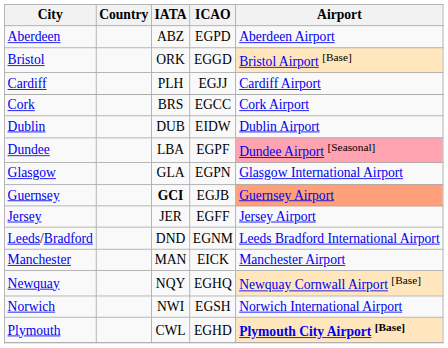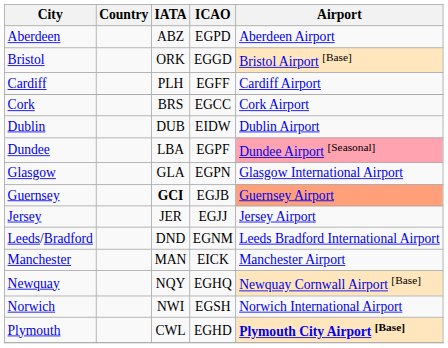(213, 83) EGJJ -> (213, 83) EGFF
(213, 216) EGFF -> (213, 216) EGJJ
